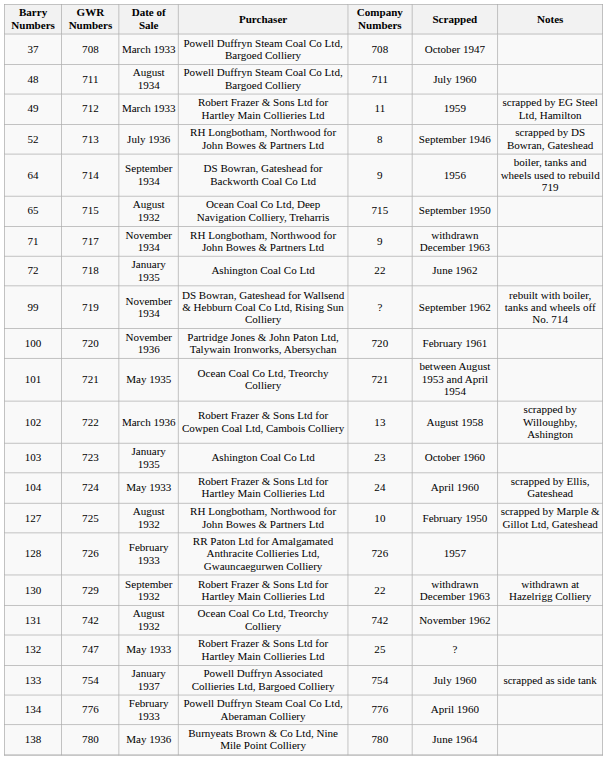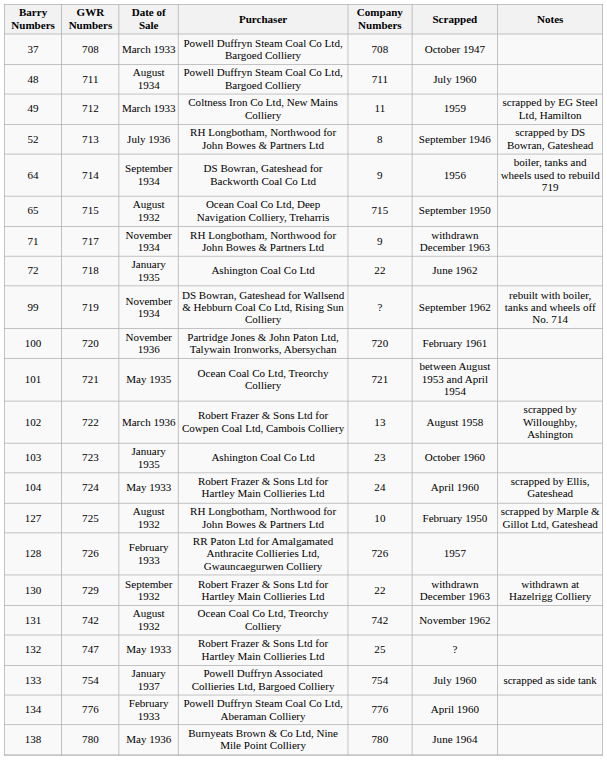(263, 109) Robert Frazer & Sons Ltd for Hartley Main Collieries Ltd -> (263, 109) Coltness Iron Co Ltd, New Mains Colliery
